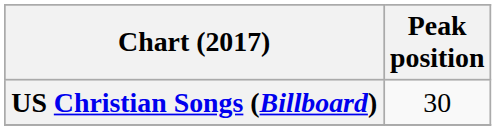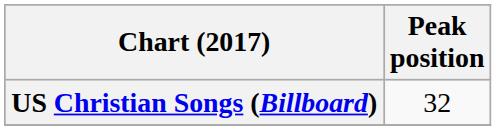(437, 102) 30 -> (437, 102) 32
